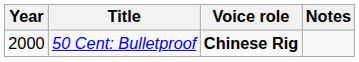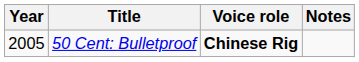(26, 43) 2000 -> (26, 43) 2005
